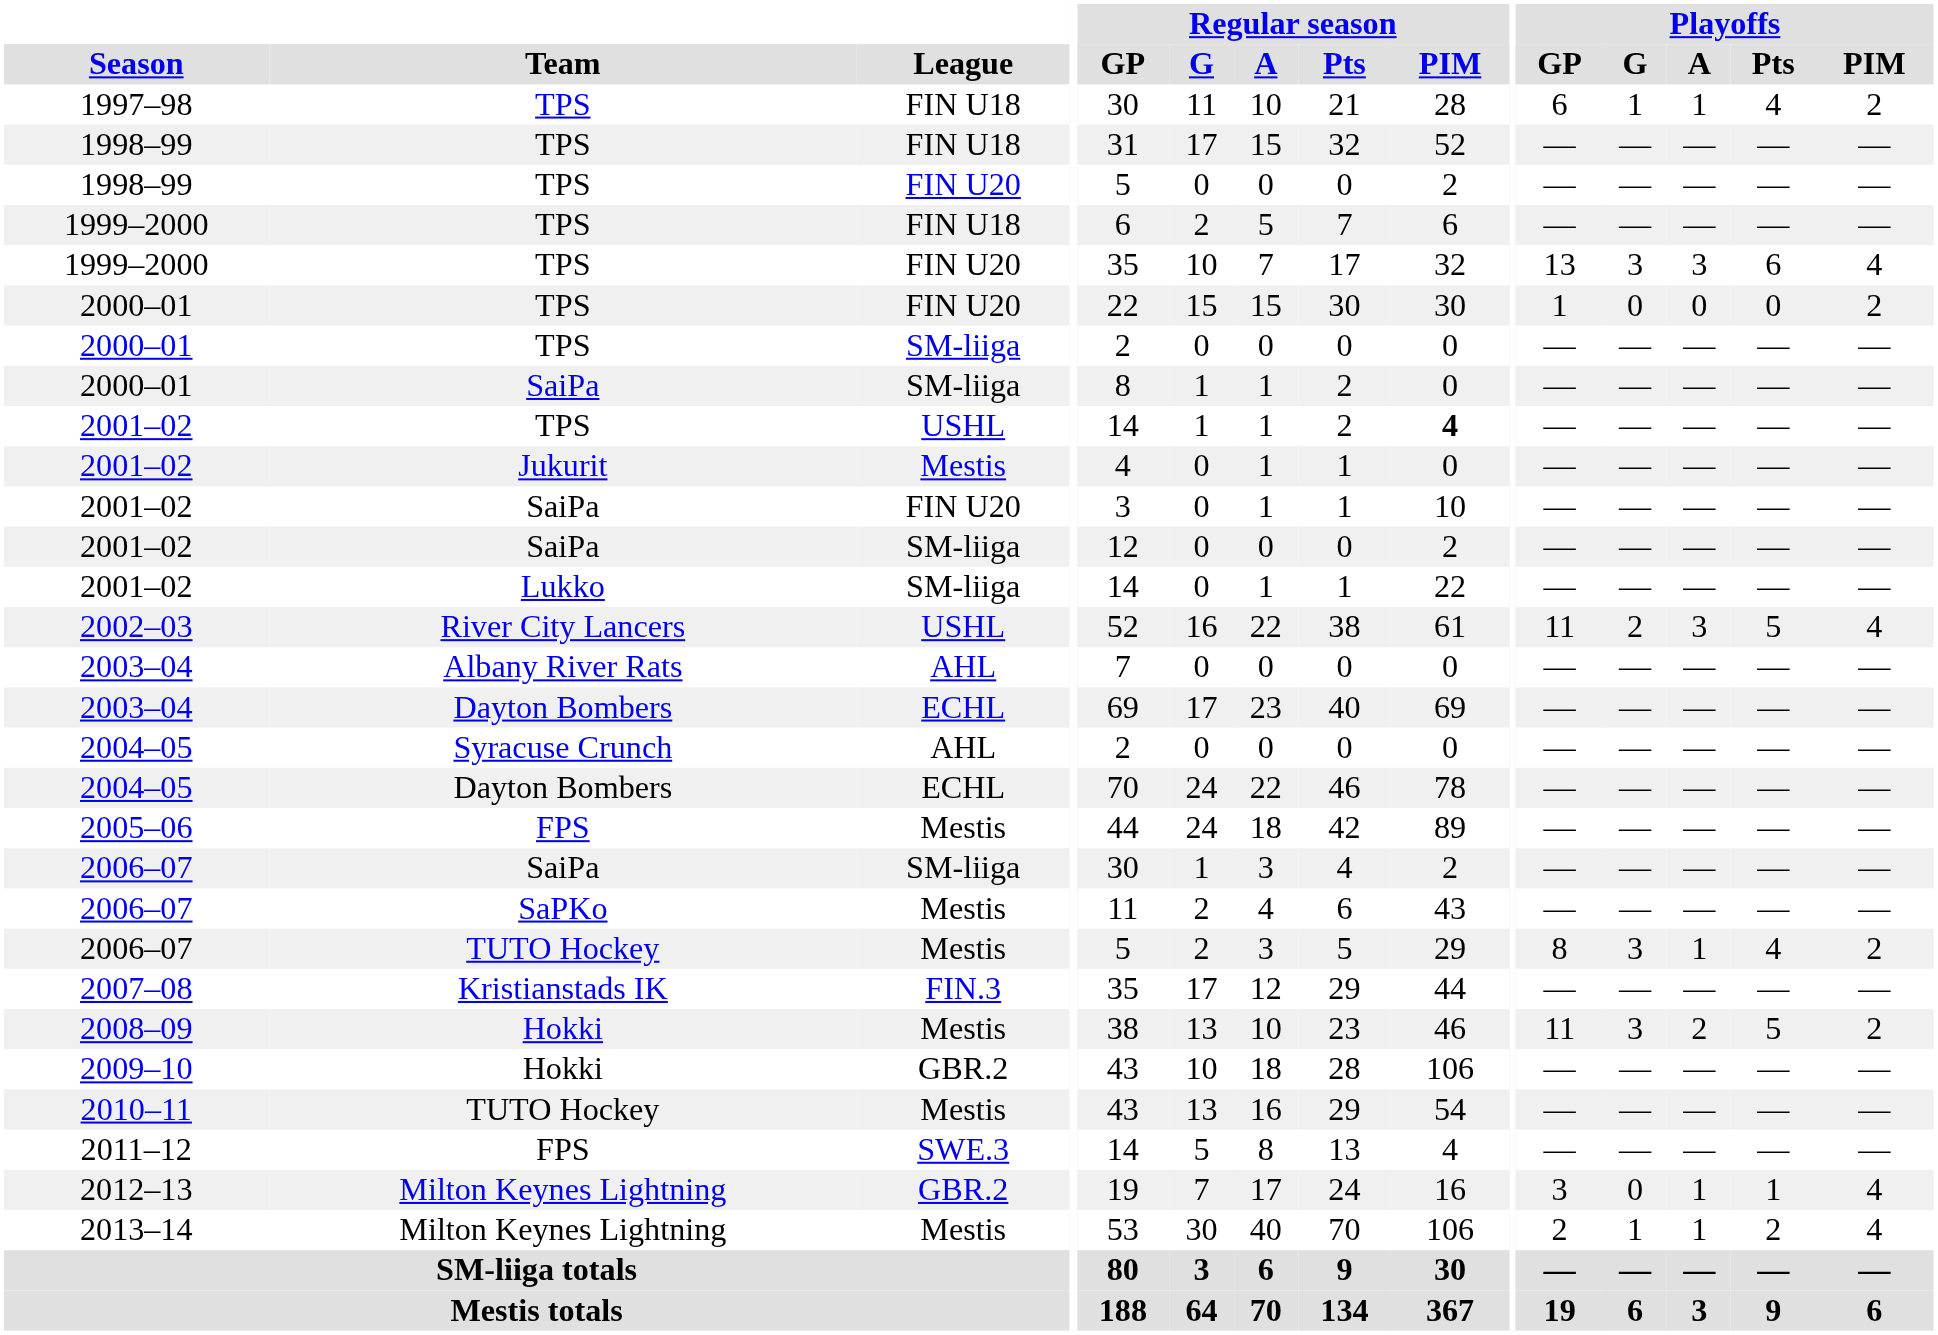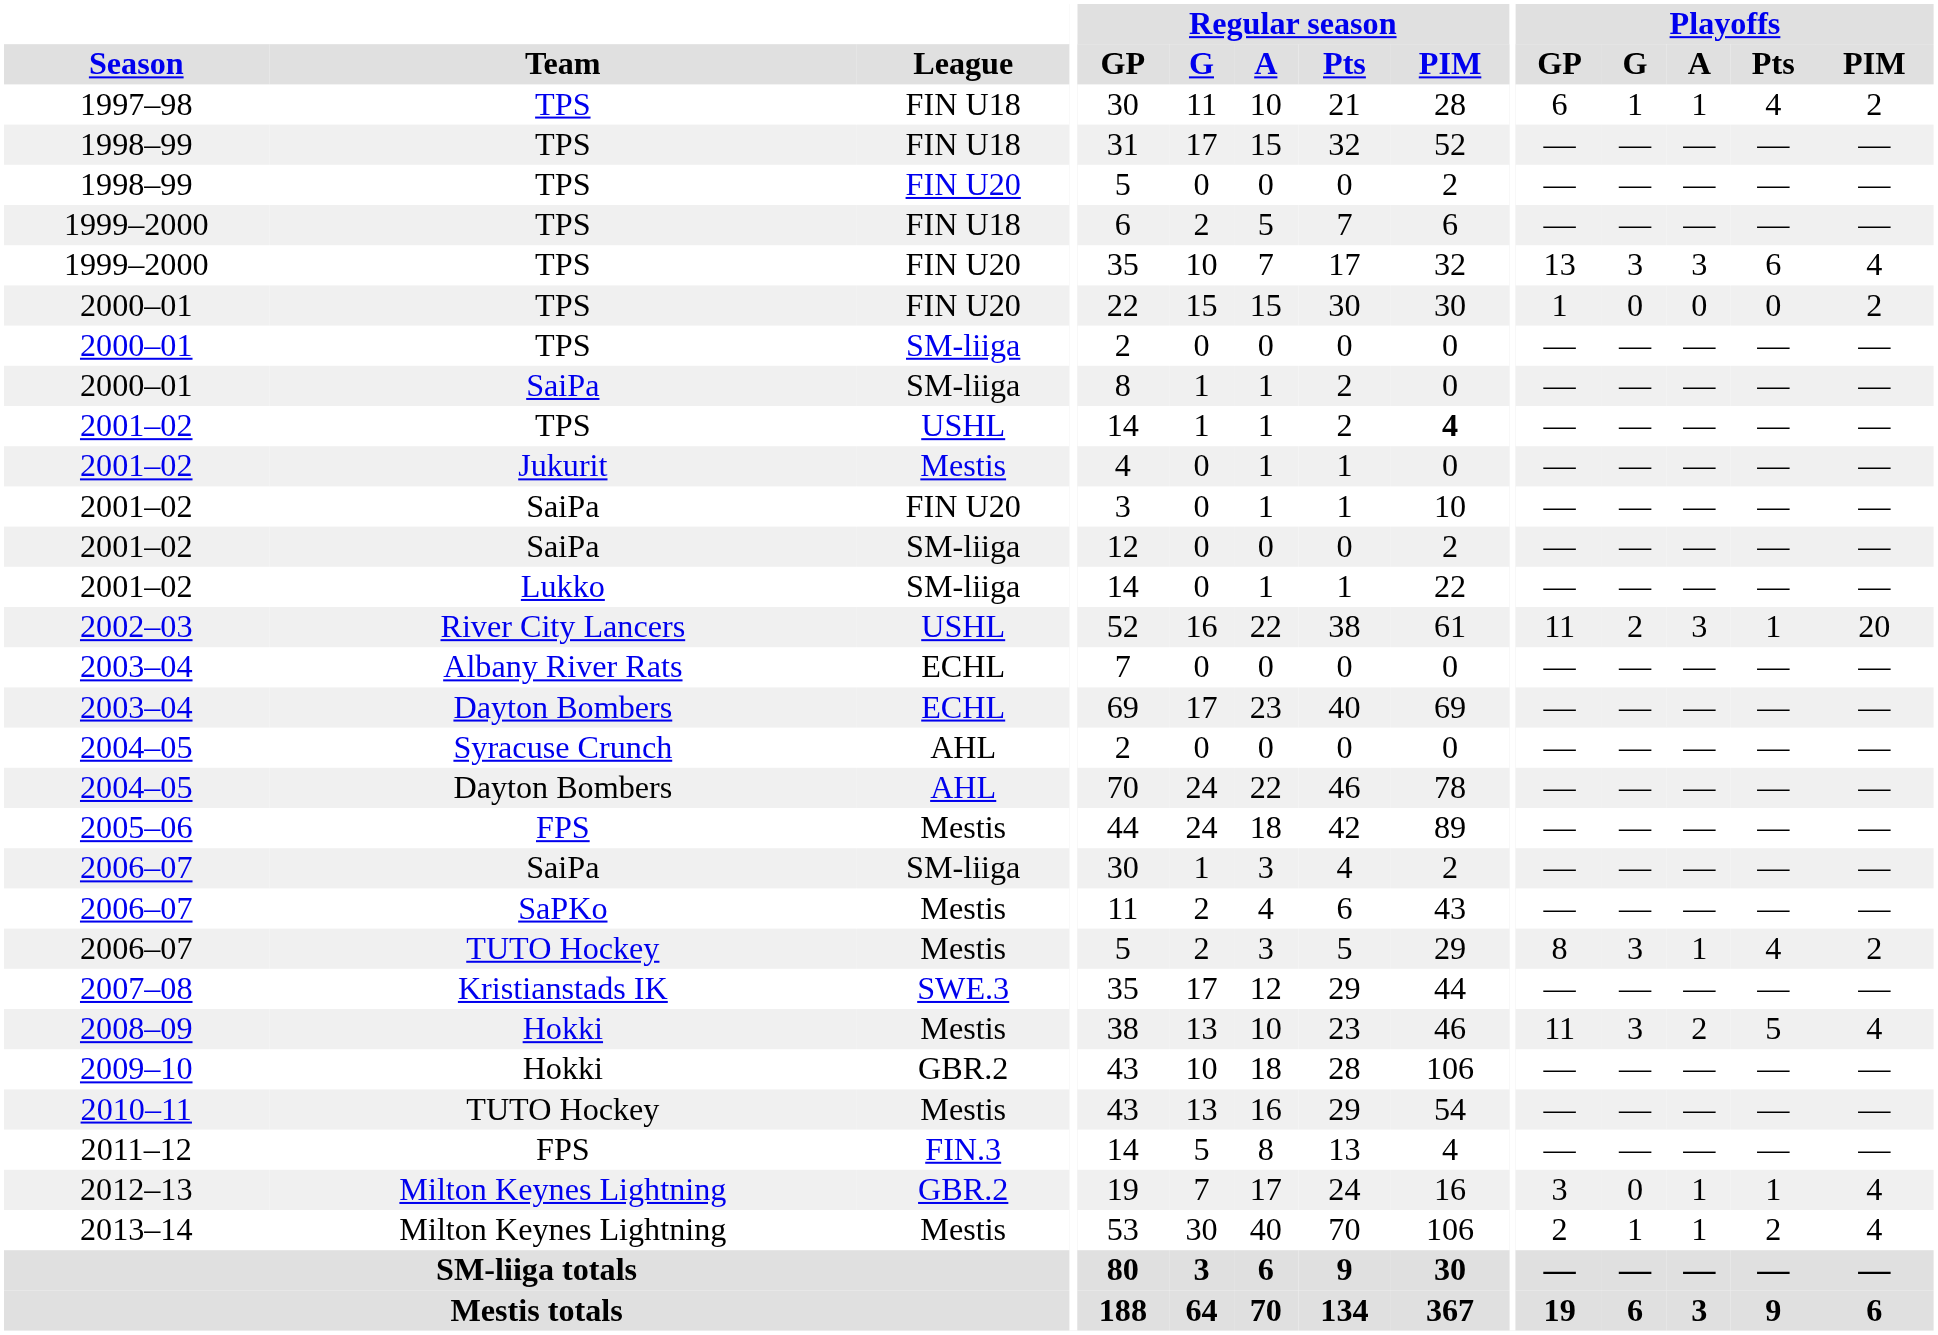(1773, 626) 5 -> (1773, 626) 1
(1874, 626) 4 -> (1874, 626) 20
(963, 666) AHL -> (963, 666) ECHL
(963, 787) ECHL -> (963, 787) AHL
(963, 988) FIN.3 -> (963, 988) SWE.3
(1874, 1028) 2 -> (1874, 1028) 4
(963, 1149) SWE.3 -> (963, 1149) FIN.3
